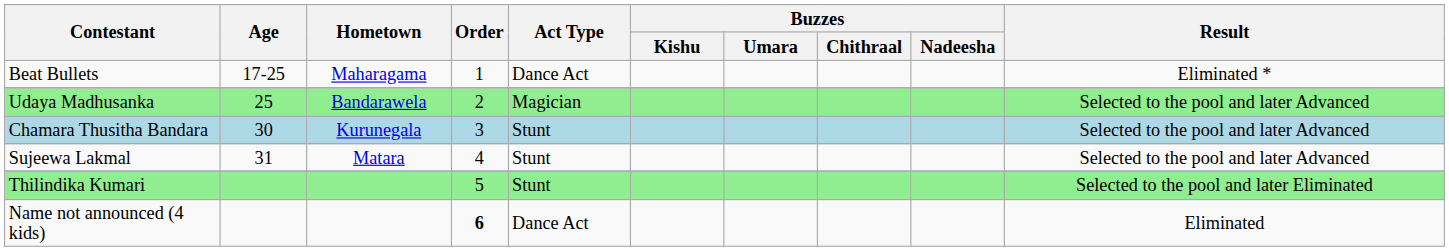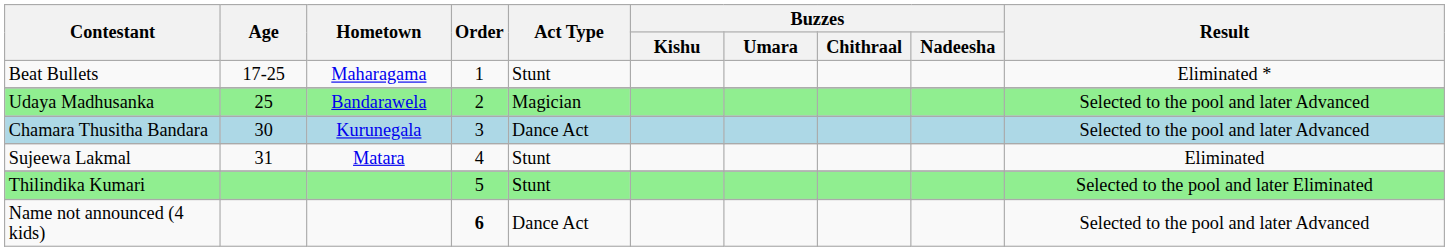(550, 74) Dance Act -> (531, 74) Stunt
(531, 130) Stunt -> (550, 130) Dance Act
(1224, 157) Selected to the pool and later Advanced -> (1224, 157) Eliminated
(1224, 223) Eliminated -> (1224, 223) Selected to the pool and later Advanced
